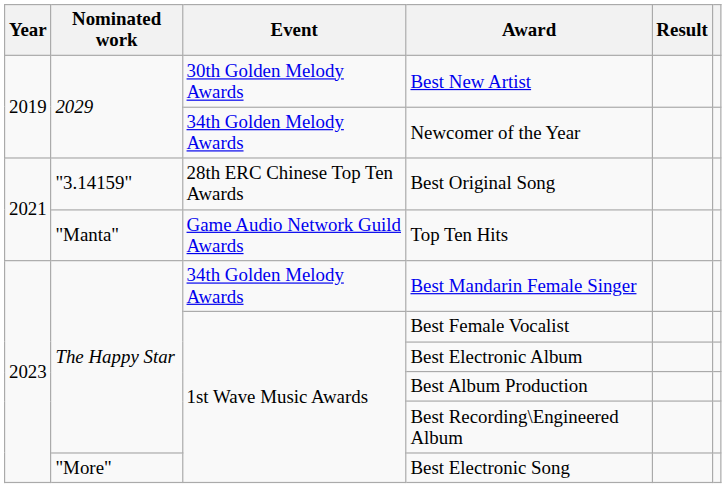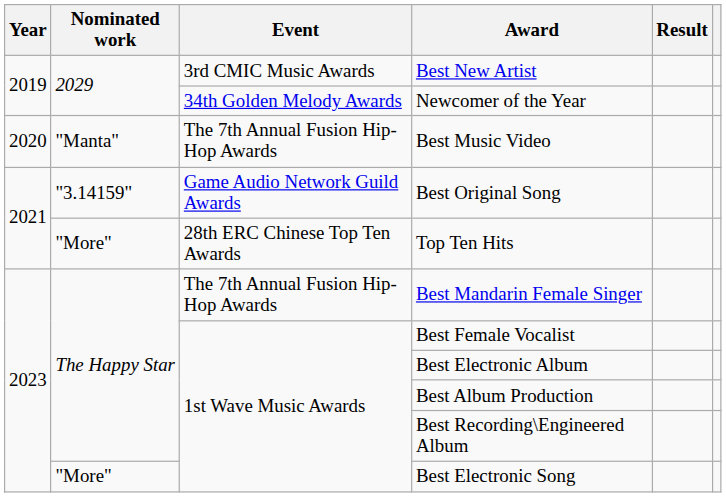(265, 81) 30th Golden Melody Awards -> (279, 70) 3rd CMIC Music Awards
+ row: (483, 141)
(290, 183) 28th ERC Chinese Top Ten Awards -> (291, 192) Game Audio Network Guild Awards
(87, 234) "Manta" -> (84, 243) "More"
(294, 234) Game Audio Network Guild Awards -> (287, 243) 28th ERC Chinese Top Ten Awards
(265, 286) 34th Golden Melody Awards -> (290, 294) The 7th Annual Fusion Hip-Hop Awards
